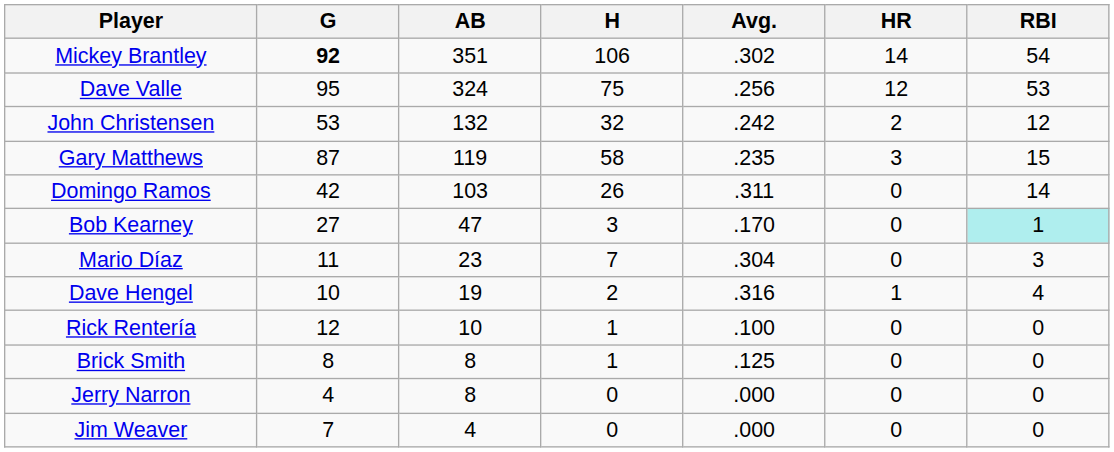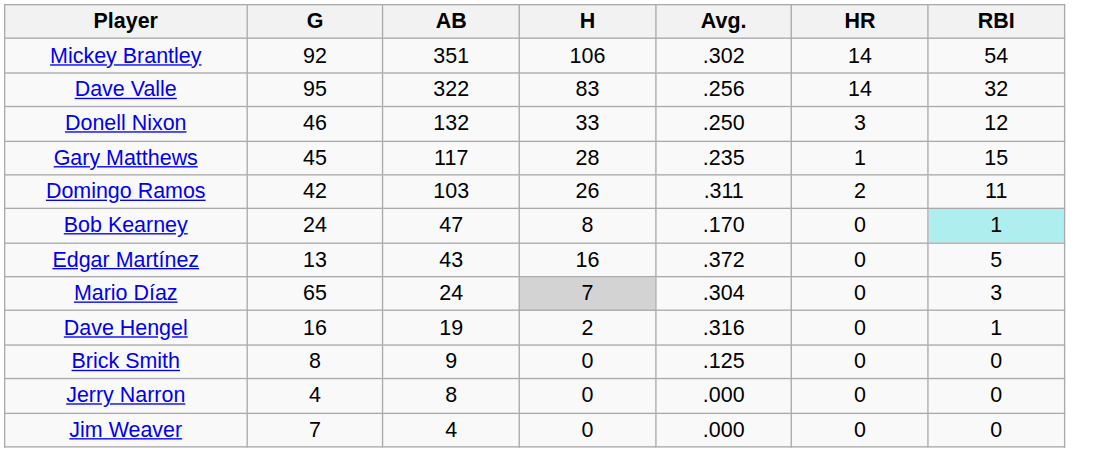(328, 55) bold -> (315, 55) normal
(470, 89) 324 -> (451, 89) 322
(612, 89) 75 -> (587, 89) 83
(896, 89) 12 -> (860, 89) 14
(1038, 89) 53 -> (996, 89) 32
+ row: (126, 123)
- row: (131, 123)
(328, 157) 87 -> (315, 157) 45
(470, 157) 119 -> (451, 157) 117
(612, 157) 58 -> (587, 157) 28
(896, 157) 3 -> (860, 157) 1
(896, 191) 0 -> (860, 191) 2
(1038, 191) 14 -> (996, 191) 11
(328, 225) 27 -> (315, 225) 24
(612, 225) 3 -> (587, 225) 8
+ row: (126, 259)
(328, 259) 11 -> (315, 293) 65
(470, 259) 23 -> (451, 293) 24
(612, 259) no background -> (587, 293) lightgrey background
(328, 293) 10 -> (315, 327) 16
(896, 293) 1 -> (860, 327) 0
(1038, 293) 4 -> (996, 327) 1
- row: (131, 327)
(470, 361) 8 -> (451, 361) 9
(612, 361) 1 -> (587, 361) 0
